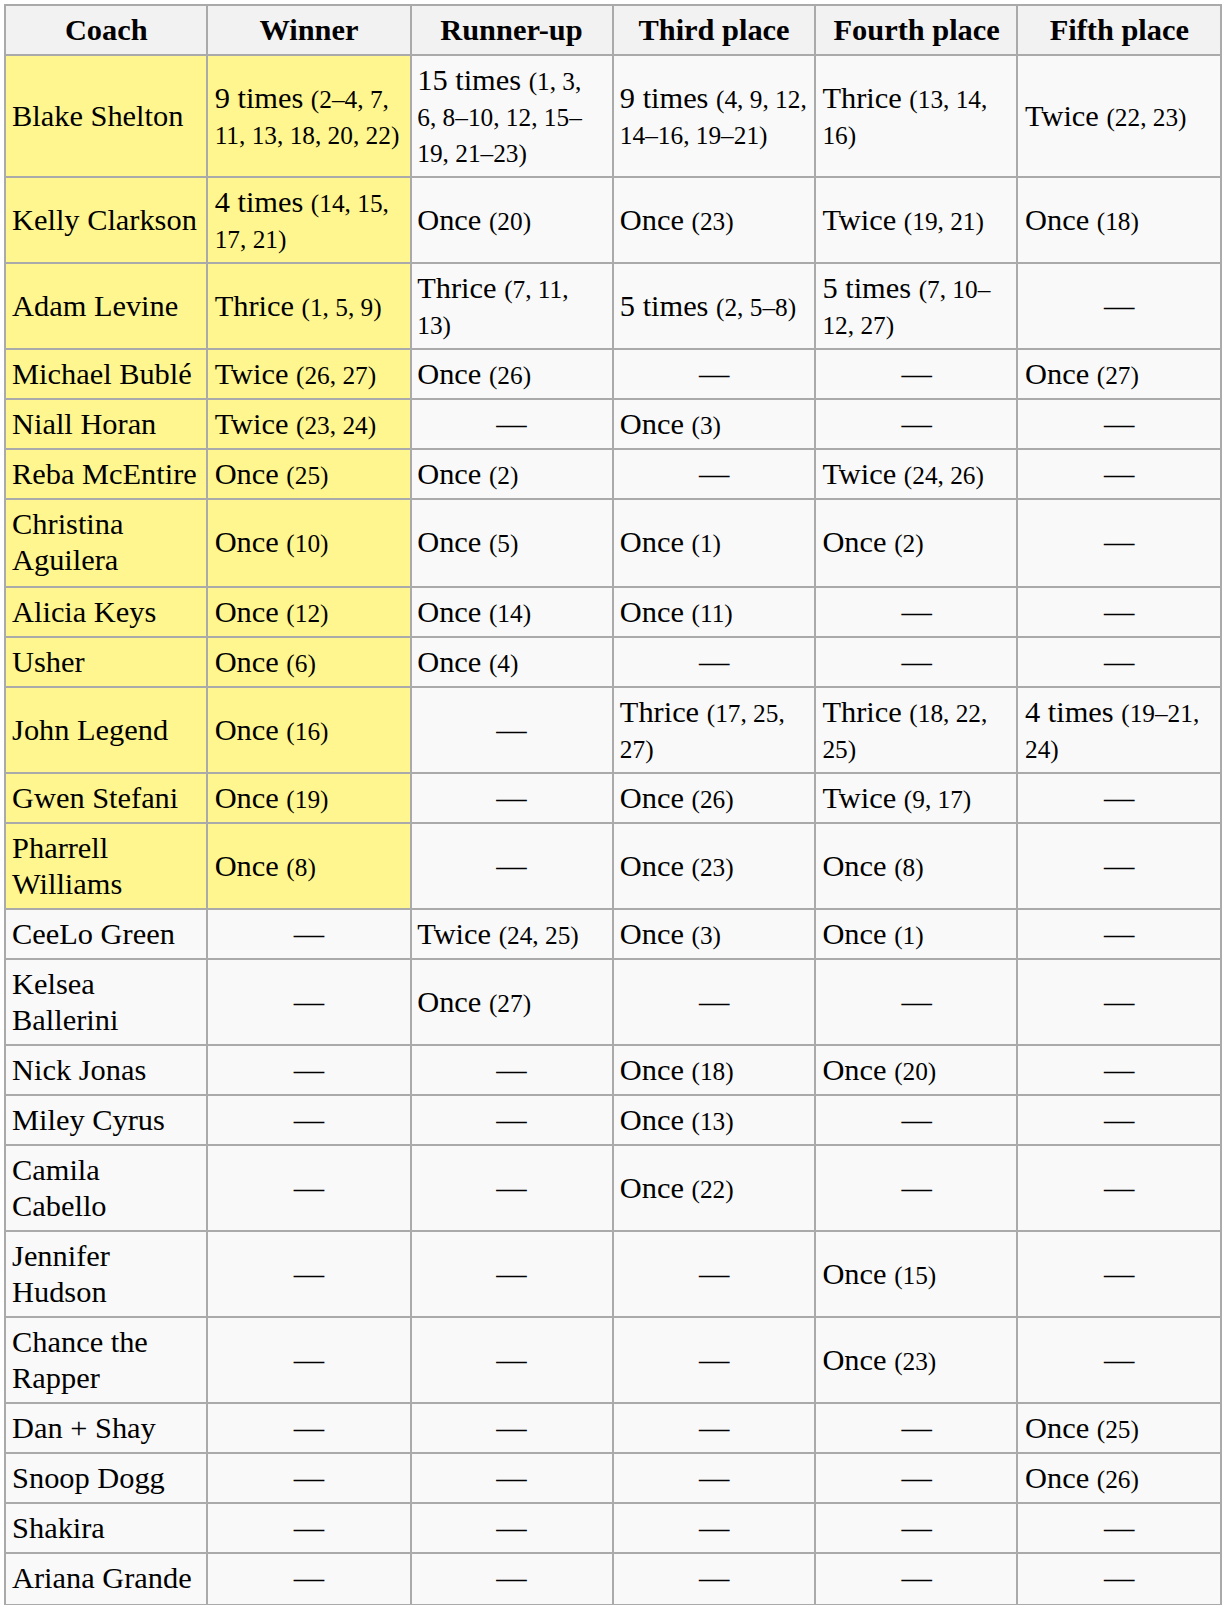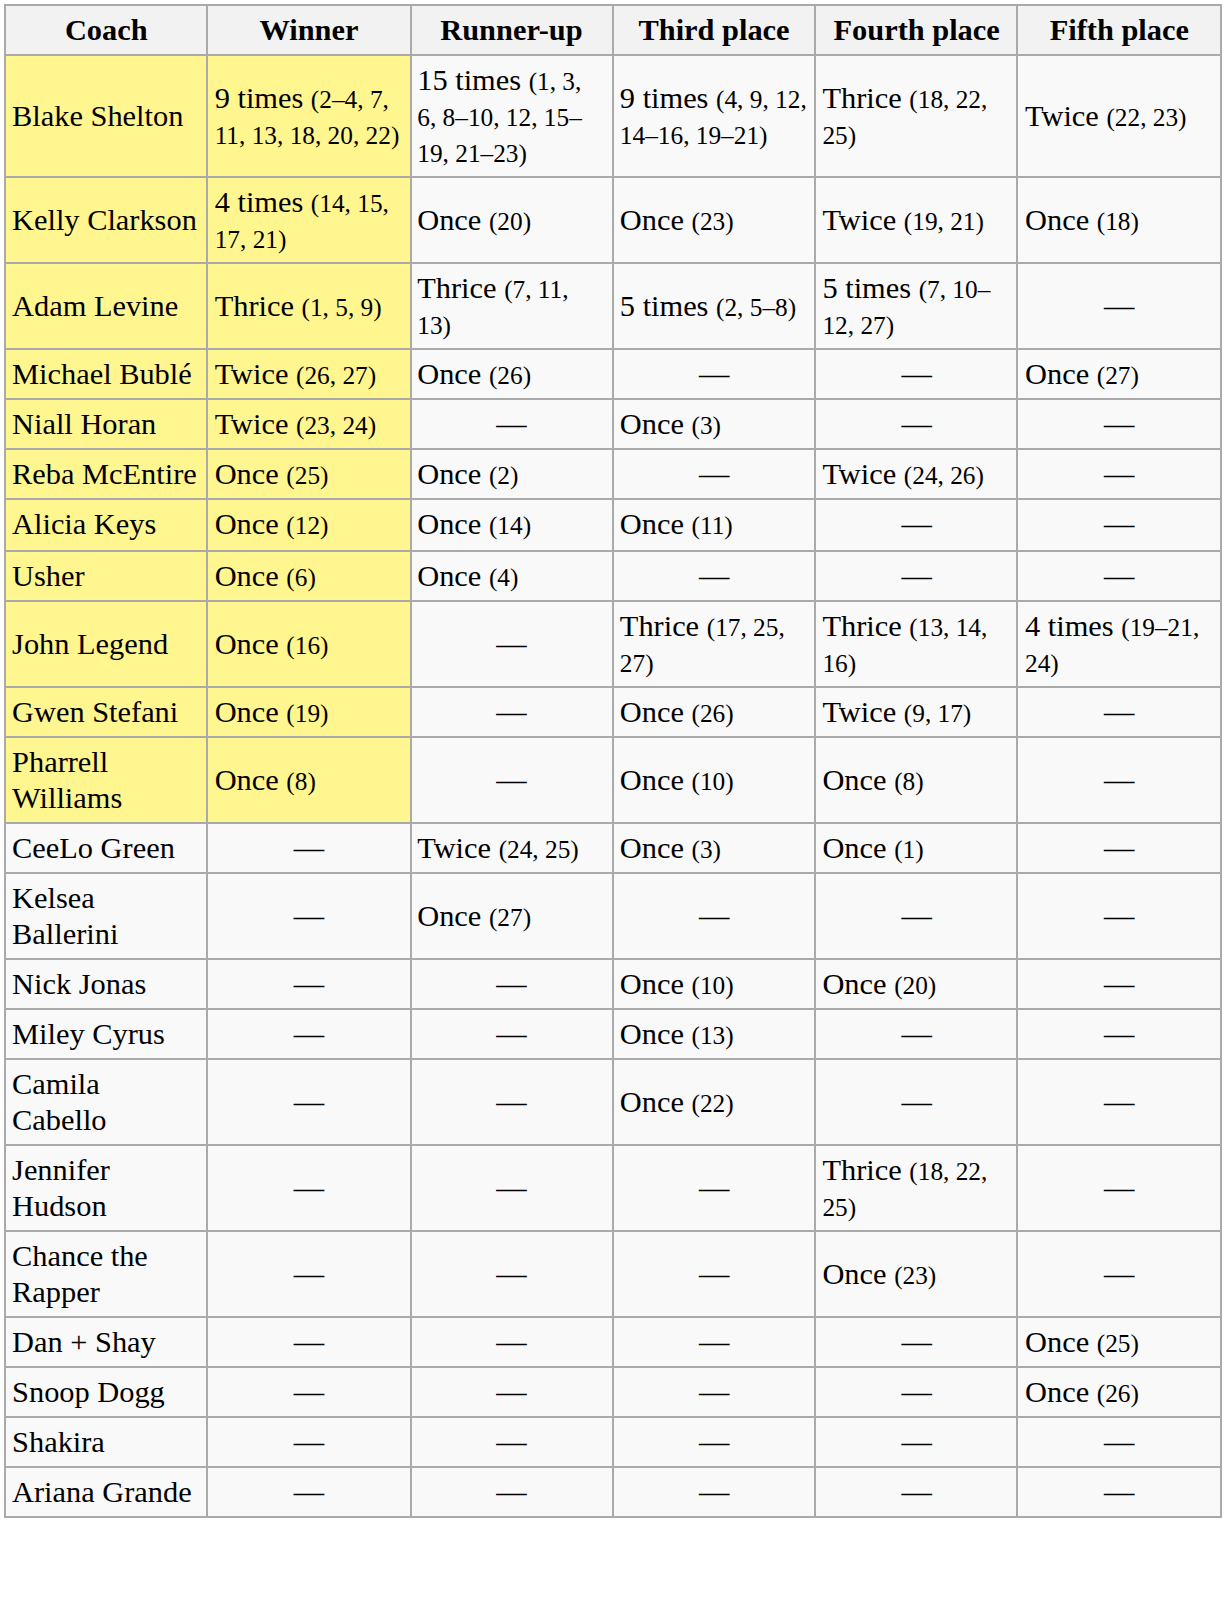(905, 115) Thrice (13, 14, 16) -> (905, 115) Thrice (18, 22, 25)
- row: (68, 542)
(905, 728) Thrice (18, 22, 25) -> (905, 642) Thrice (13, 14, 16)
(677, 865) Once (23) -> (677, 779) Once (10)
(677, 1069) Once (18) -> (677, 983) Once (10)
(879, 1274) Once (15) -> (905, 1187) Thrice (18, 22, 25)
